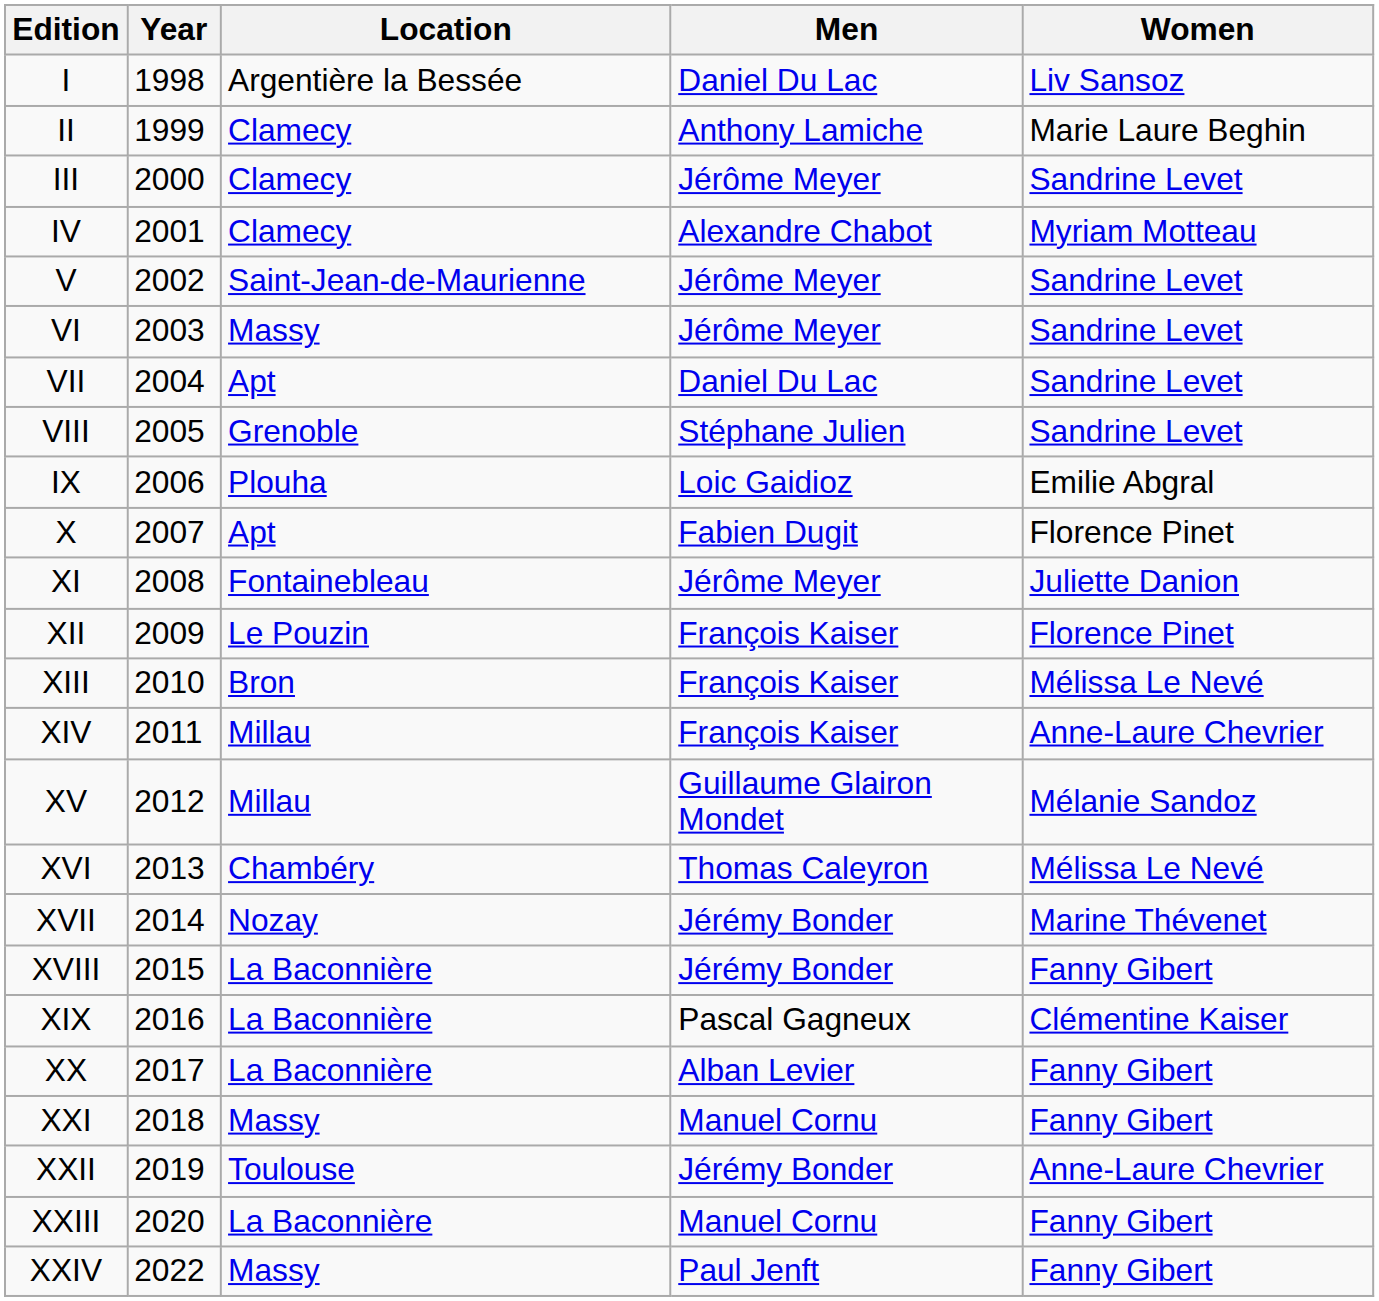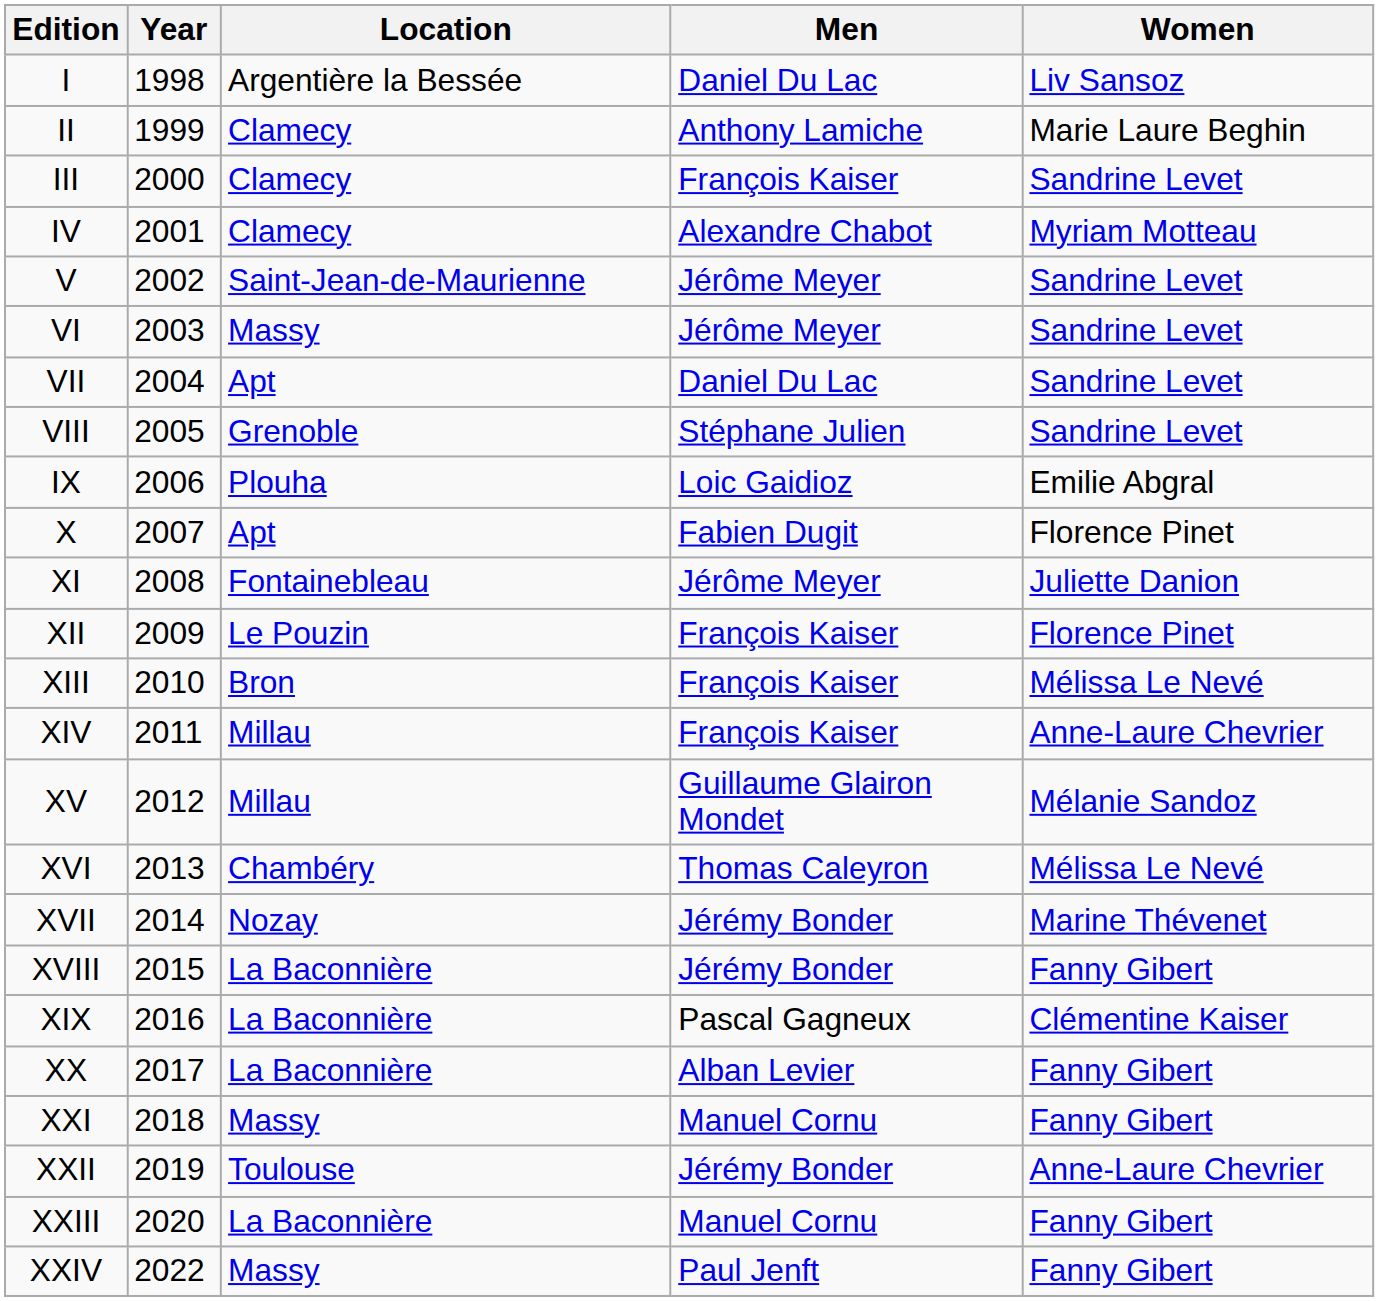(779, 180) Jérôme Meyer -> (788, 180) François Kaiser
